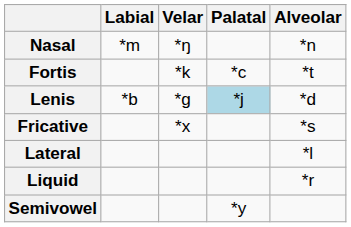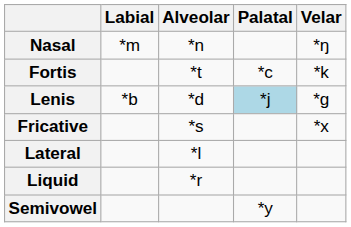columns swapped: (308, 18) <-> (183, 18)
